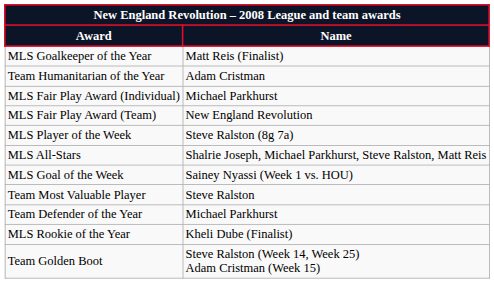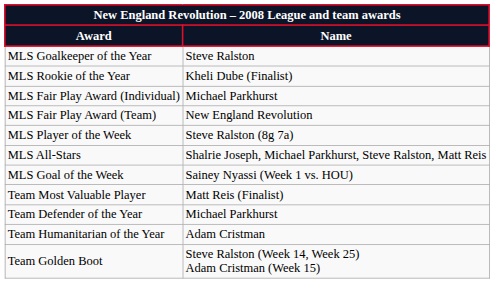(234, 56) Matt Reis (Finalist) -> (220, 56) Steve Ralston
rows swapped: (69, 234) <-> (86, 76)
(220, 194) Steve Ralston -> (234, 194) Matt Reis (Finalist)
